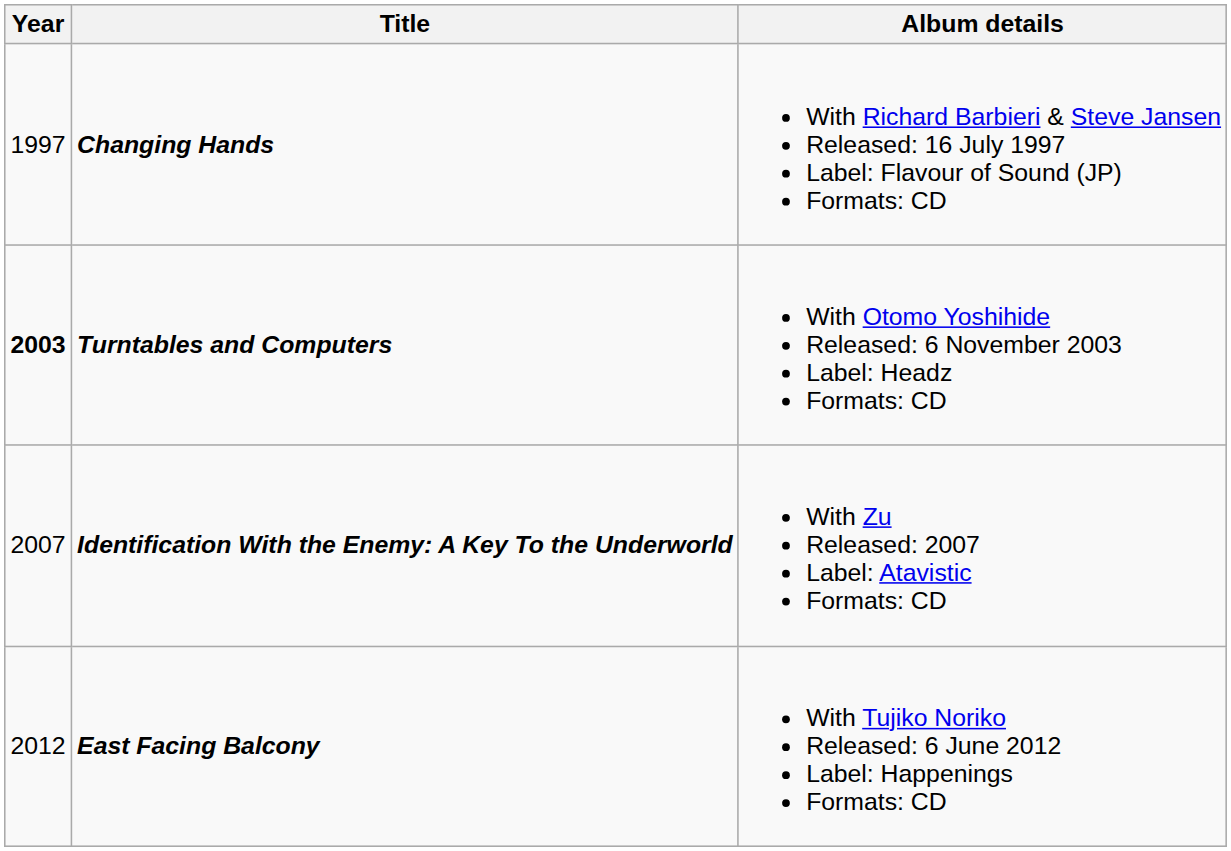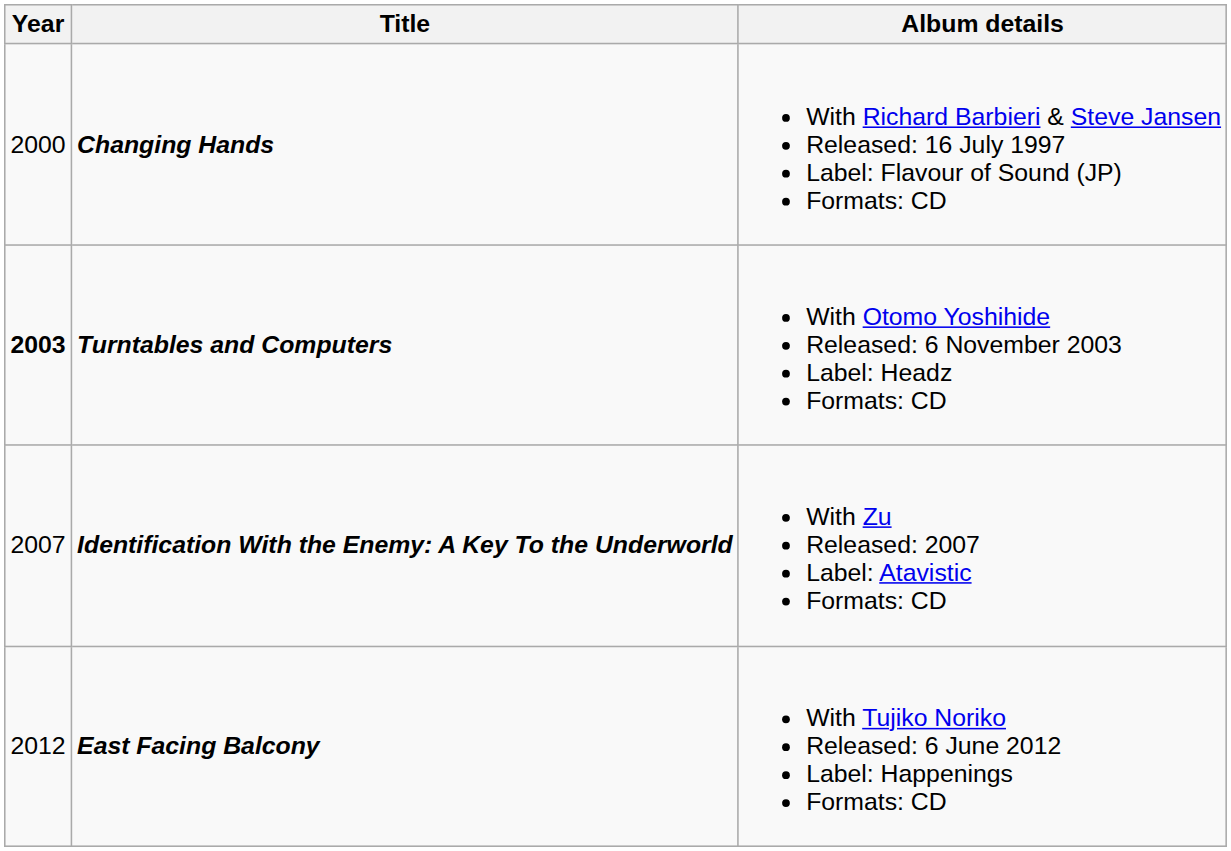(38, 144) 1997 -> (38, 144) 2000
